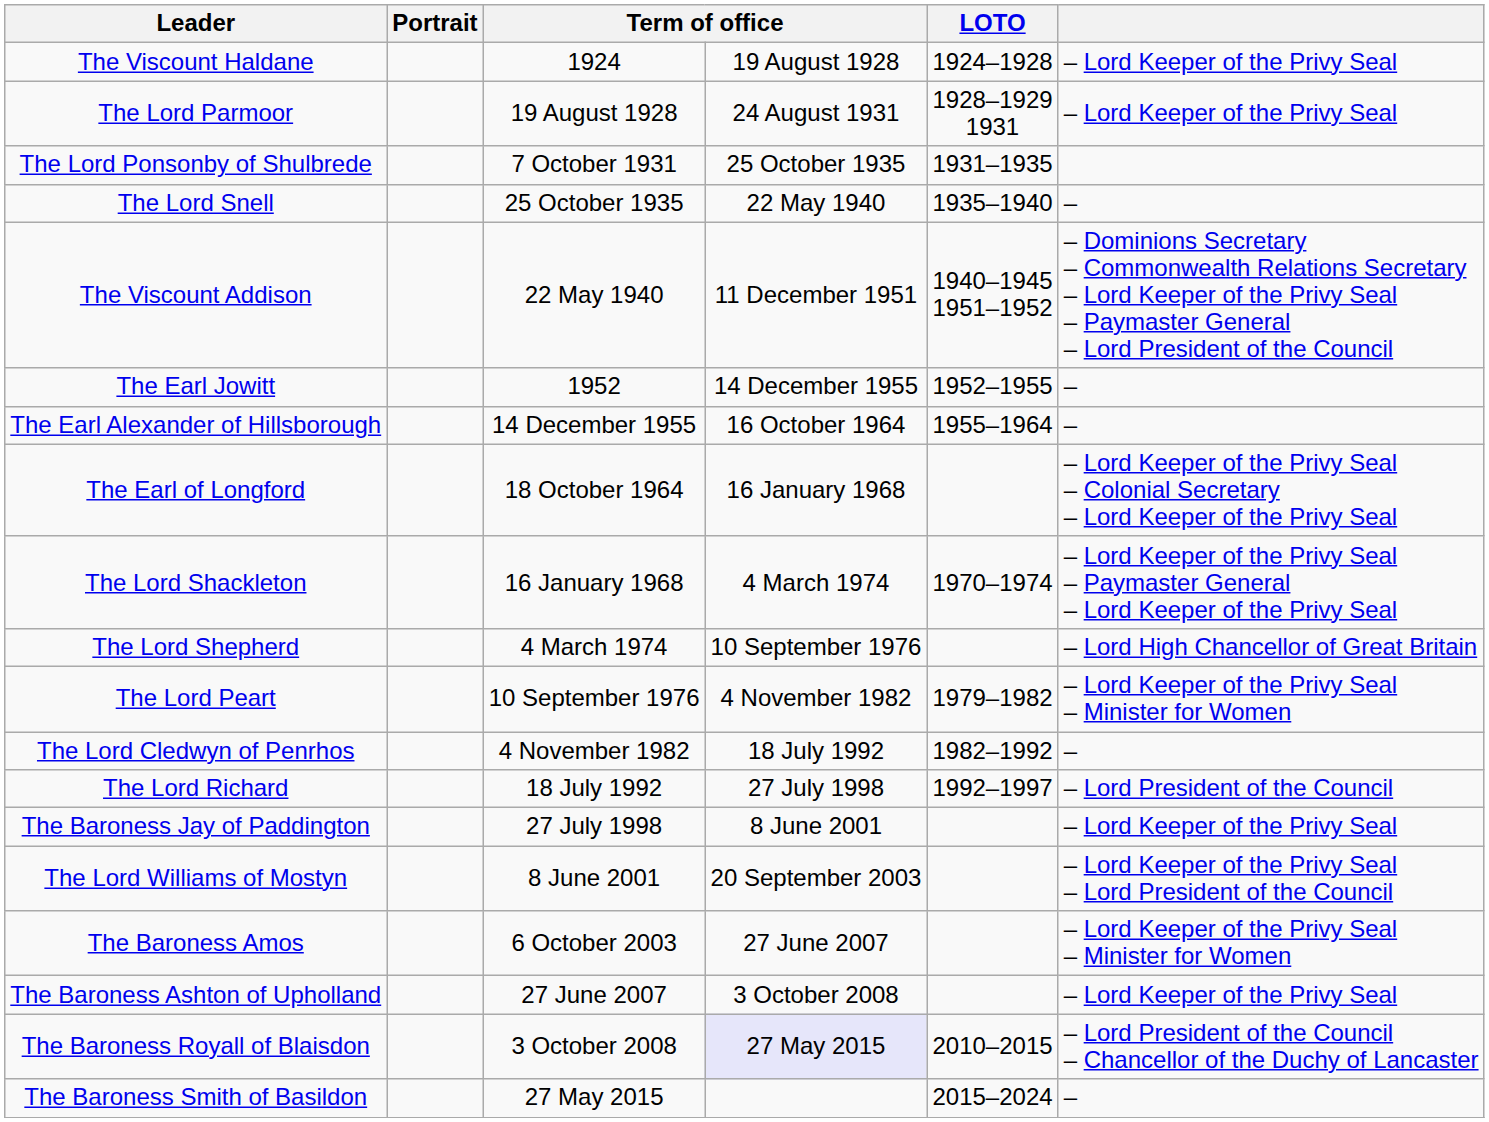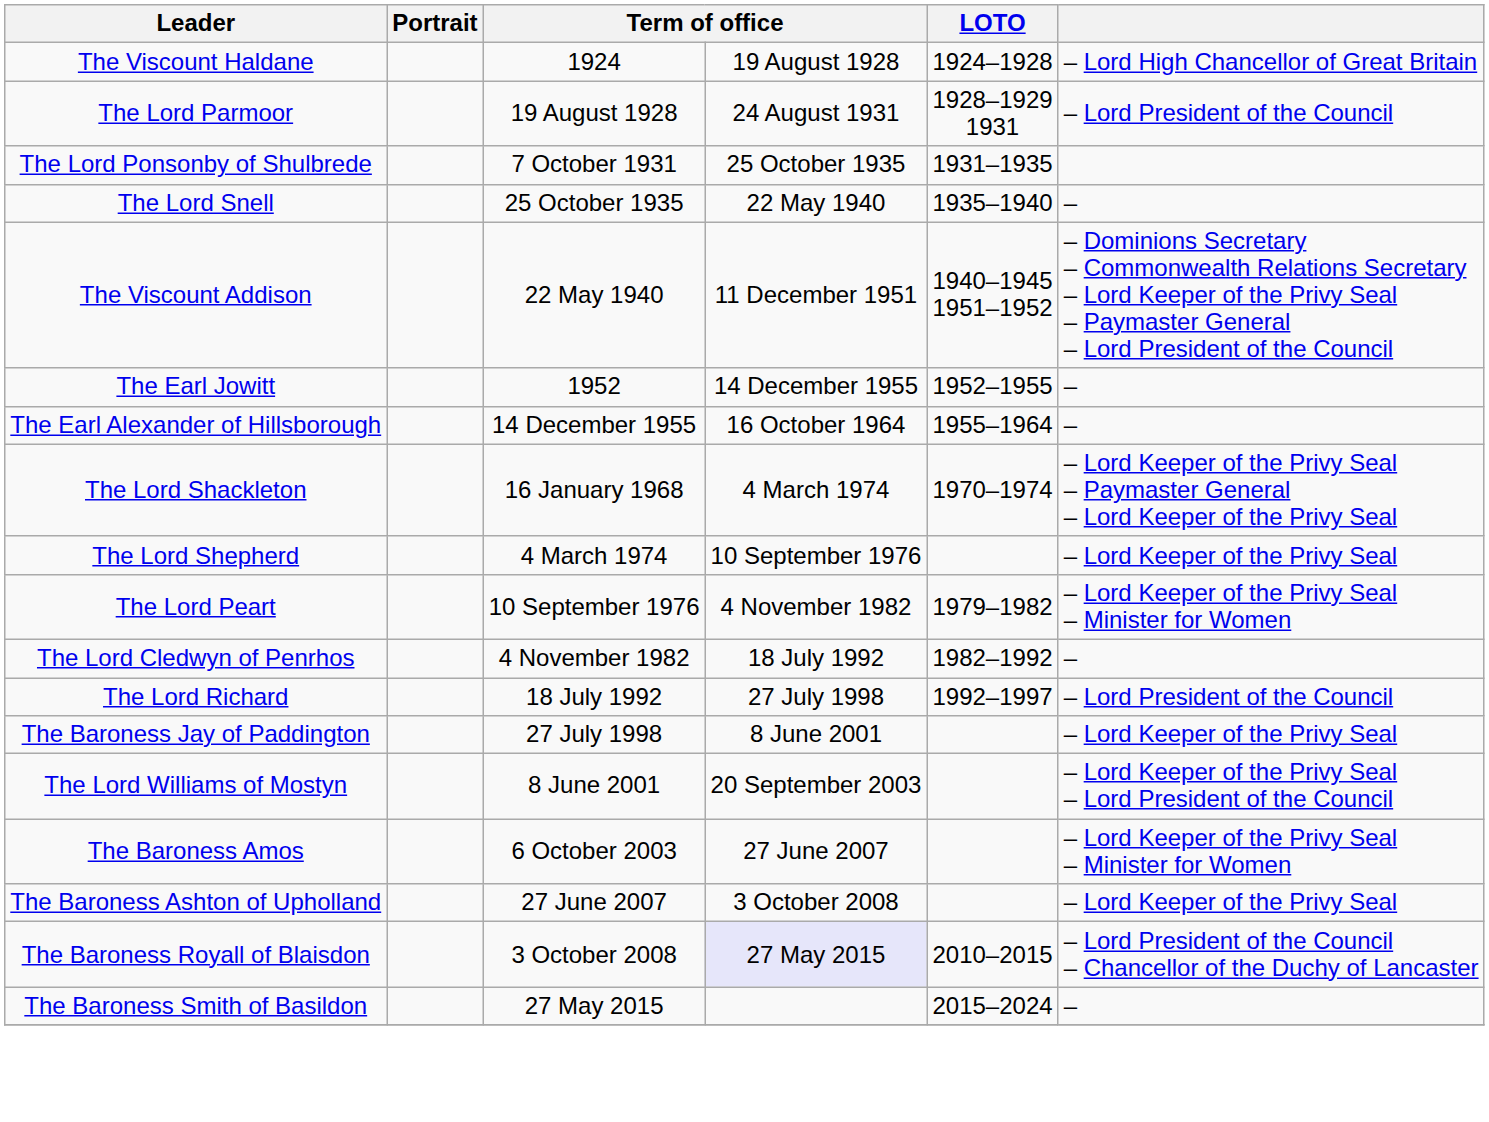(1230, 61) – Lord Keeper of the Privy Seal -> (1270, 61) – Lord High Chancellor of Great Britain
(1230, 113) – Lord Keeper of the Privy Seal -> (1228, 113) – Lord President of the Council
- row: (196, 490)
(1270, 647) – Lord High Chancellor of Great Britain -> (1230, 555) – Lord Keeper of the Privy Seal
